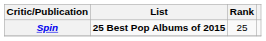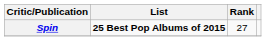(242, 28) 25 -> (242, 28) 27
